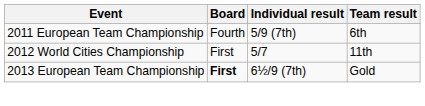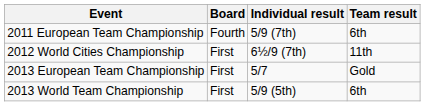(259, 52) 5/7 -> (278, 52) 6½/9 (7th)
(223, 71) bold -> (222, 71) normal
(278, 71) 6½/9 (7th) -> (259, 71) 5/7
+ row: (95, 91)
